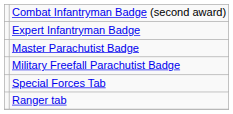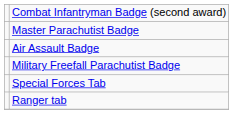- row: (76, 30)
+ row: (56, 48)
